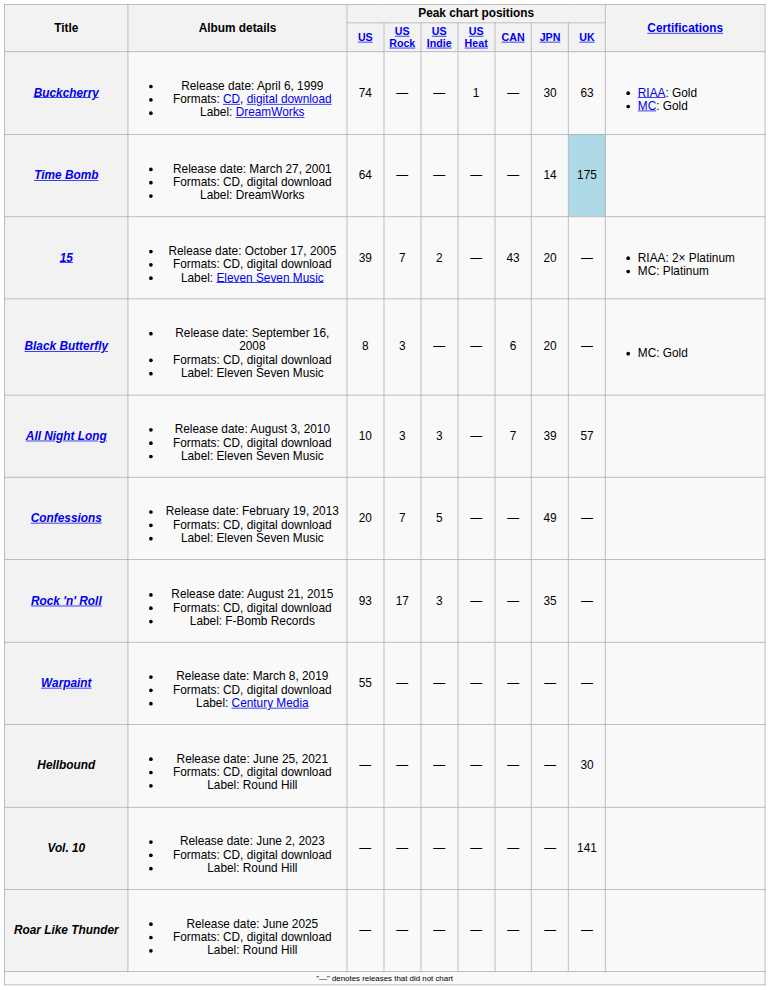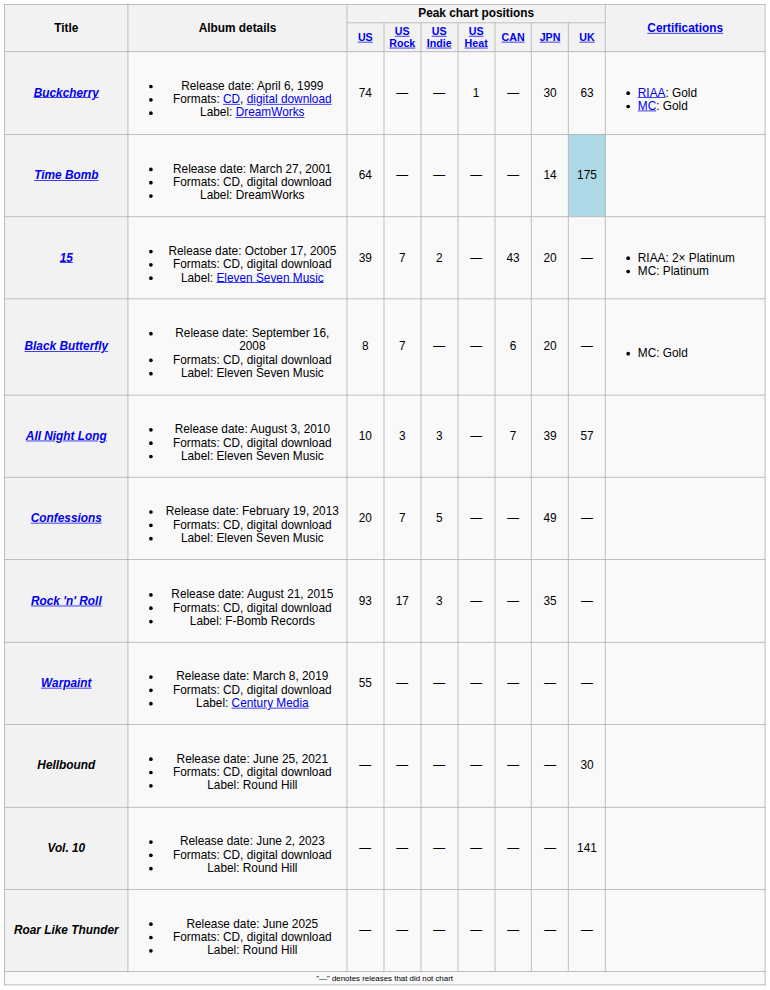(402, 347) 3 -> (402, 347) 7
